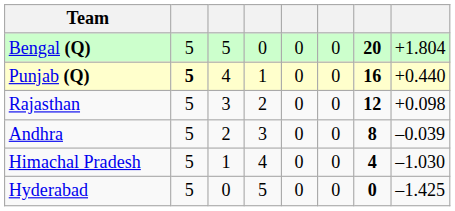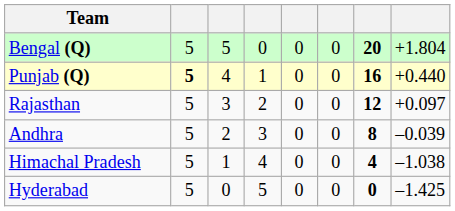(420, 104) +0.098 -> (420, 104) +0.097
(420, 162) –1.030 -> (420, 162) –1.038
